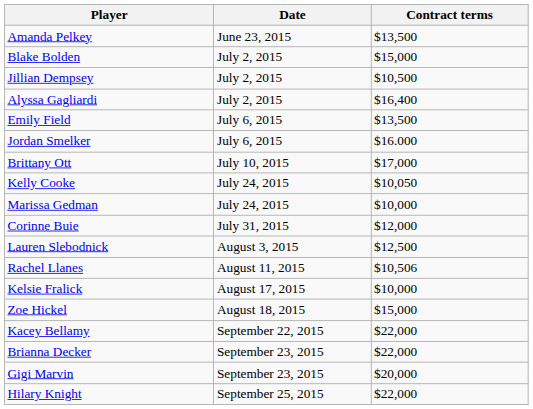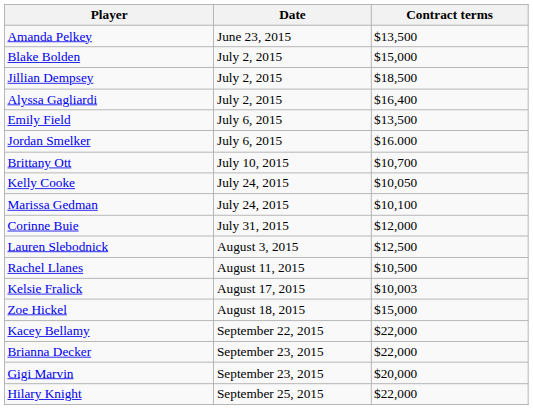(396, 78) $10,500 -> (396, 78) $18,500
(396, 162) $17,000 -> (396, 162) $10,700
(396, 204) $10,000 -> (396, 204) $10,100
(396, 267) $10,506 -> (396, 267) $10,500
(396, 288) $10,000 -> (396, 288) $10,003
